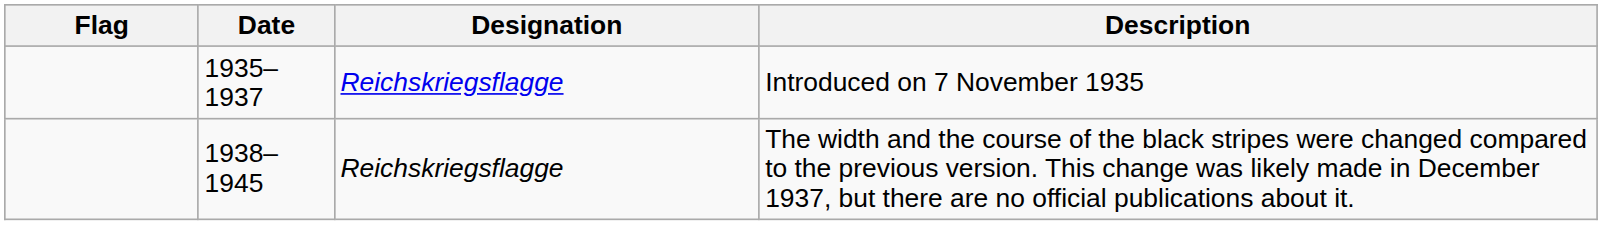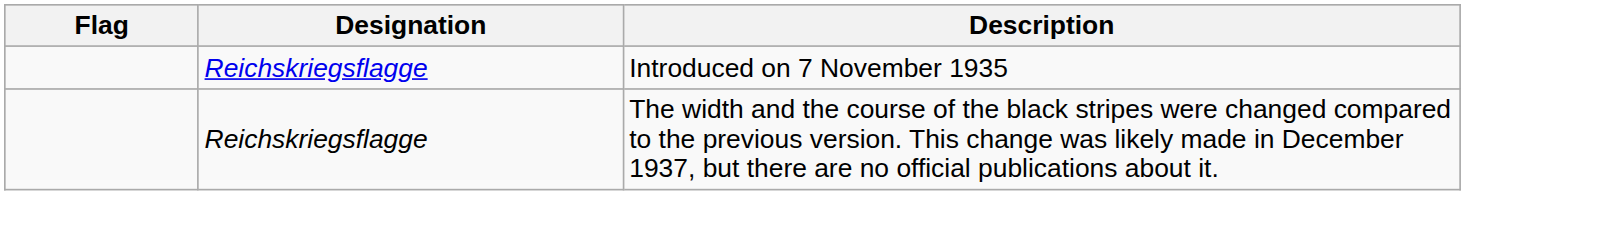- column: (266, 25)
